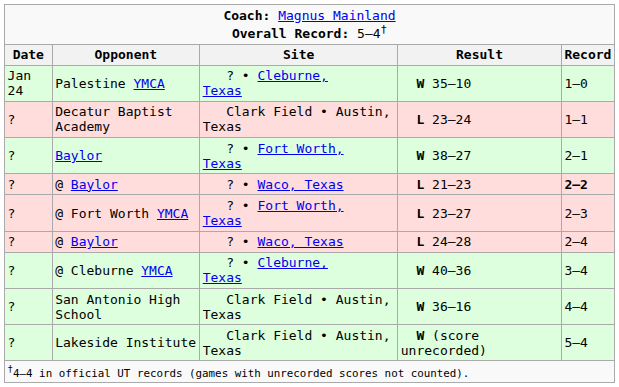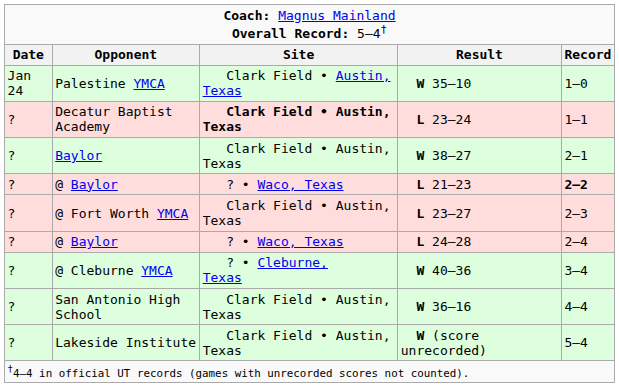(265, 83) ? • Cleburne, Texas -> (297, 83) Clark Field • Austin, Texas
(297, 119) normal -> (297, 119) bold
(273, 156) ? • Fort Worth, Texas -> (297, 156) Clark Field • Austin, Texas
(273, 213) ? • Fort Worth, Texas -> (297, 213) Clark Field • Austin, Texas
